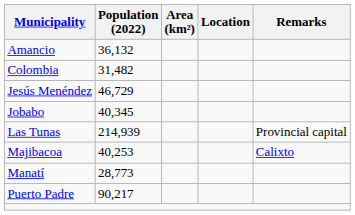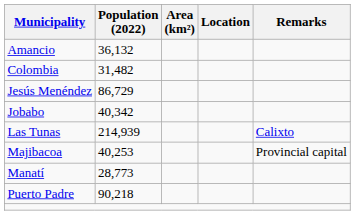(116, 91) 46,729 -> (116, 91) 86,729
(116, 111) 40,345 -> (116, 111) 40,342
(301, 132) Provincial capital -> (275, 132) Calixto
(275, 152) Calixto -> (301, 152) Provincial capital
(116, 193) 90,217 -> (116, 193) 90,218
